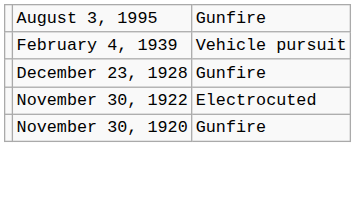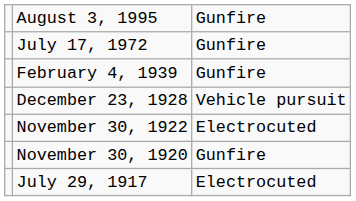+ row: (82, 46)
(271, 46) Vehicle pursuit -> (231, 73) Gunfire
(231, 73) Gunfire -> (271, 100) Vehicle pursuit
+ row: (82, 182)
